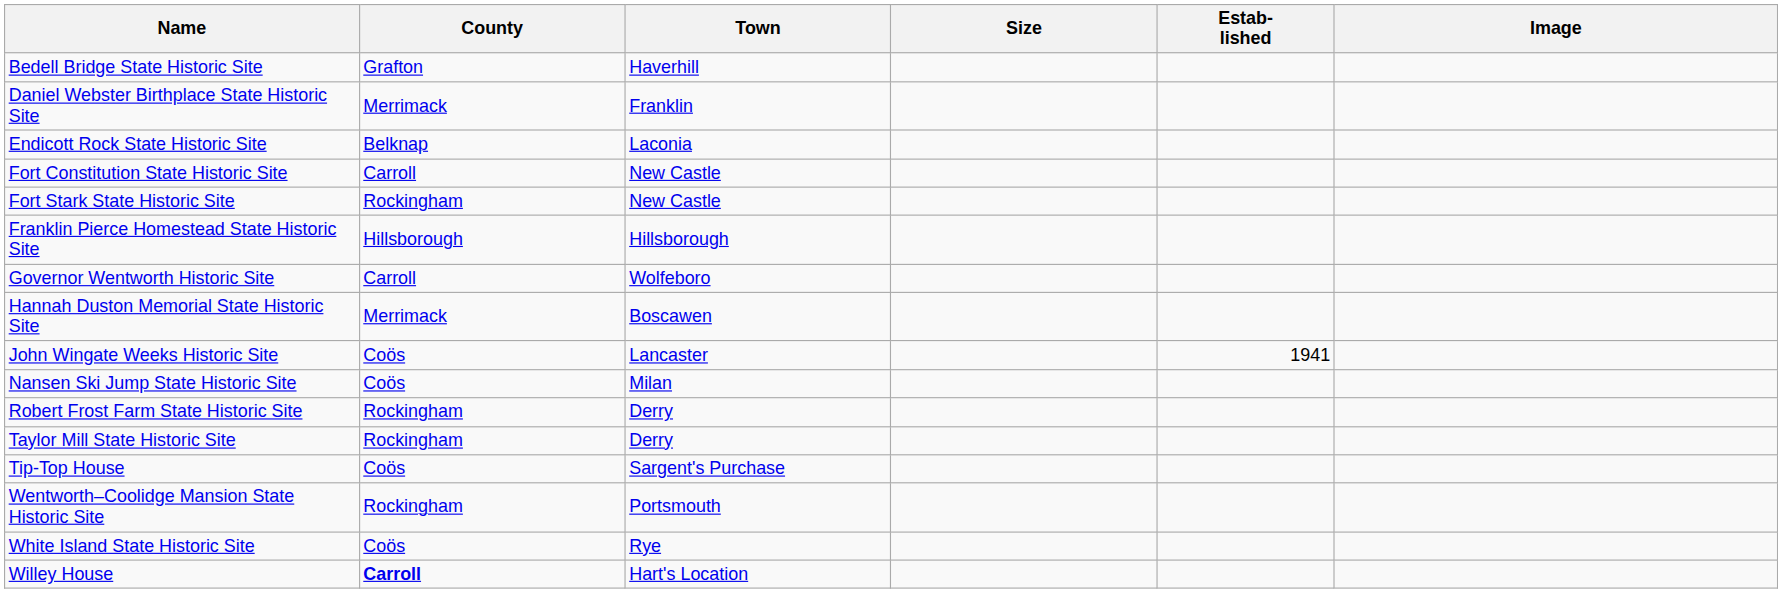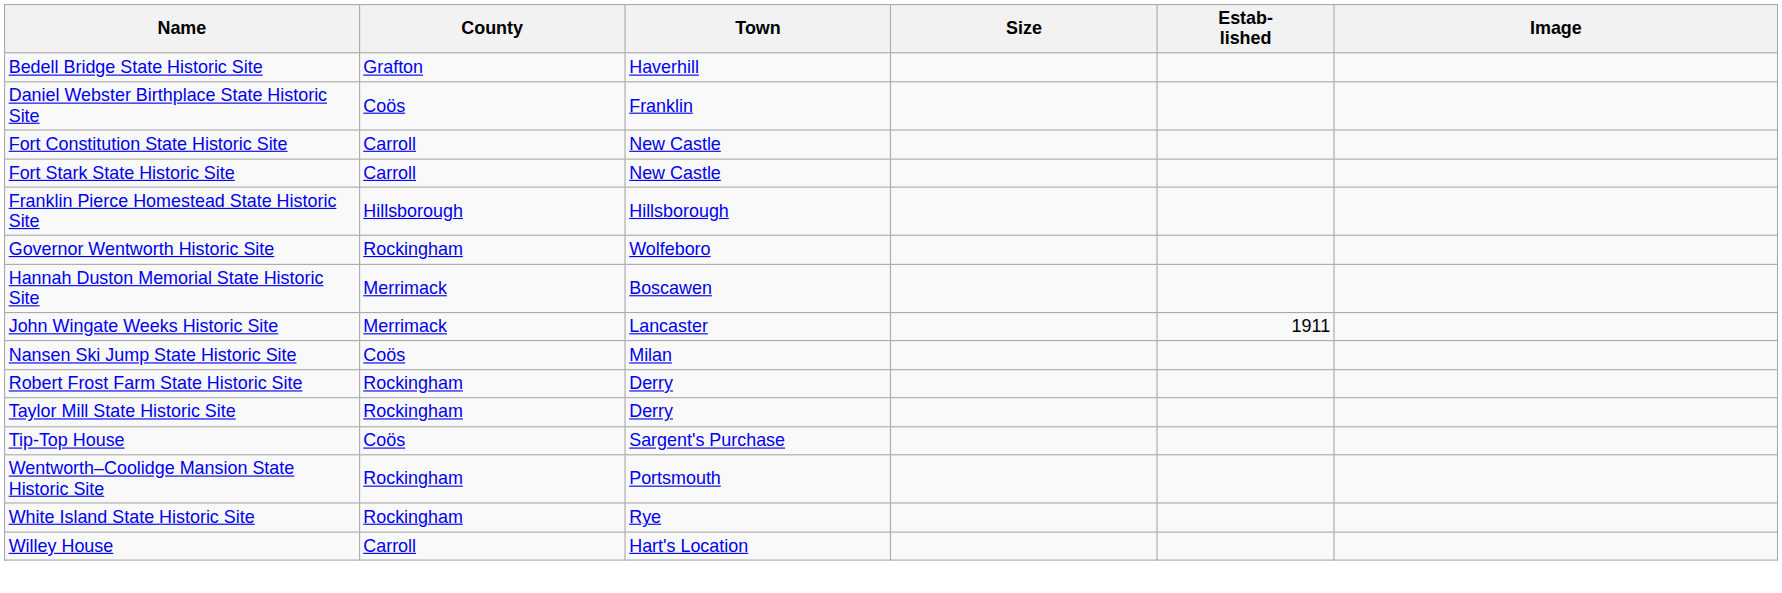(405, 105) Merrimack -> (384, 105) Coös
- row: (138, 144)
(413, 201) Rockingham -> (390, 172) Carroll
(390, 278) Carroll -> (413, 249) Rockingham
(384, 355) Coös -> (405, 326) Merrimack
(1310, 355) 1941 -> (1311, 326) 1911
(384, 545) Coös -> (413, 517) Rockingham
(392, 574) bold -> (390, 545) normal
